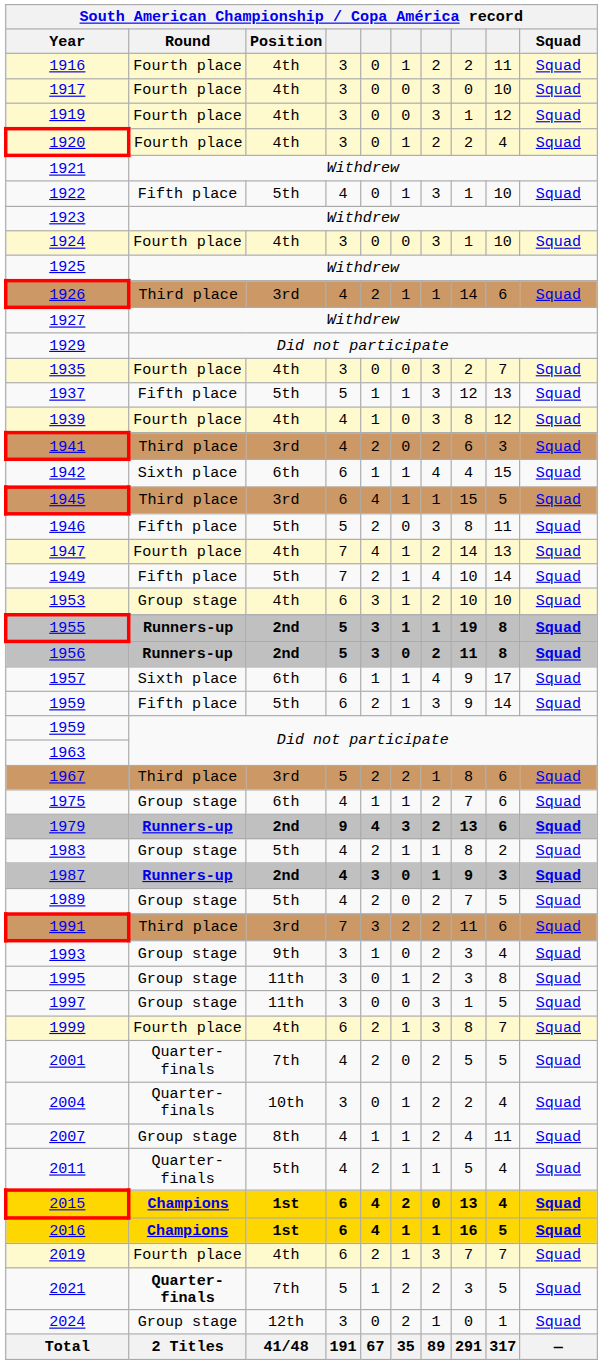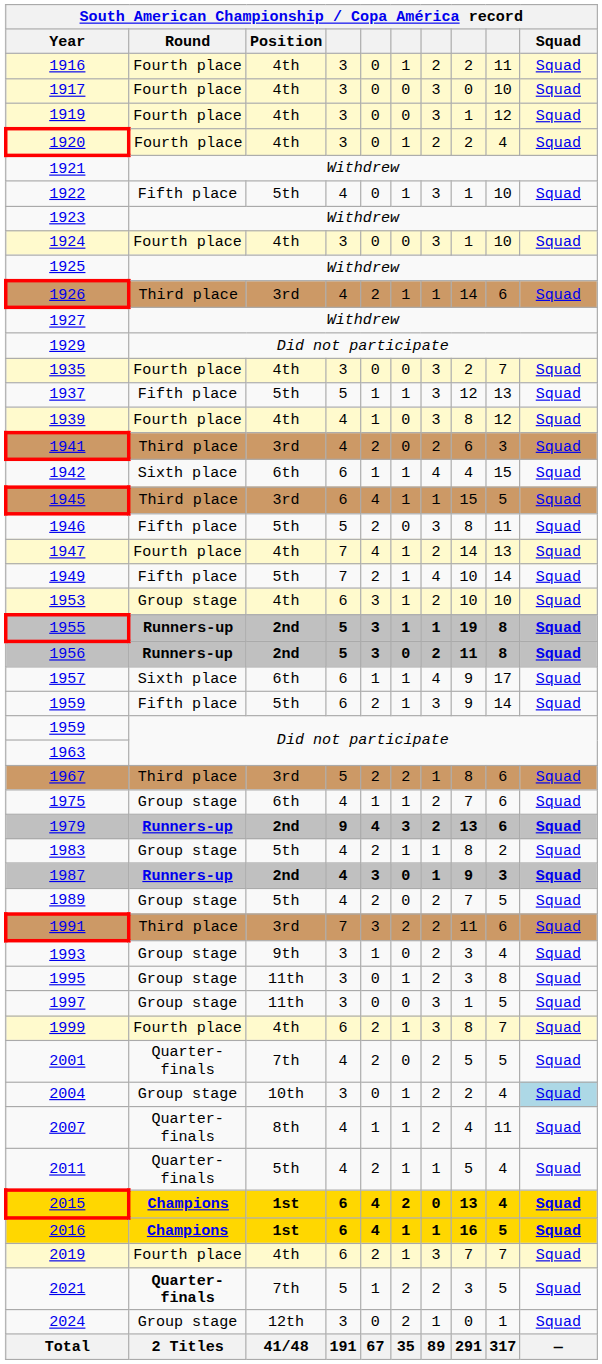(188, 1103) Quarter-finals -> (188, 1094) Group stage
(558, 1103) no background -> (558, 1094) lightblue background
(188, 1136) Group stage -> (188, 1128) Quarter-finals
